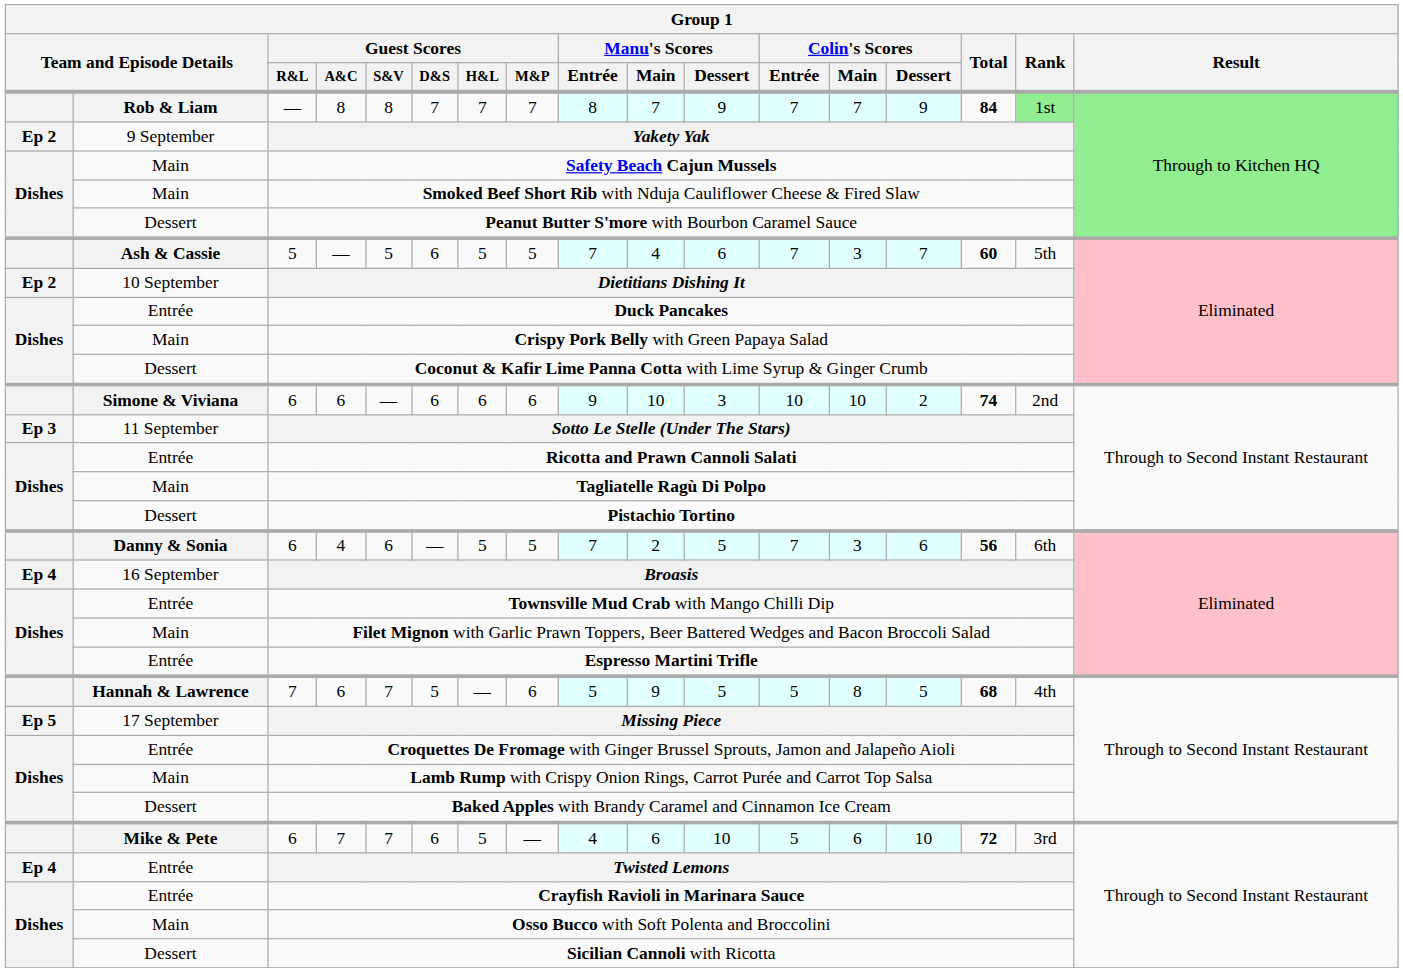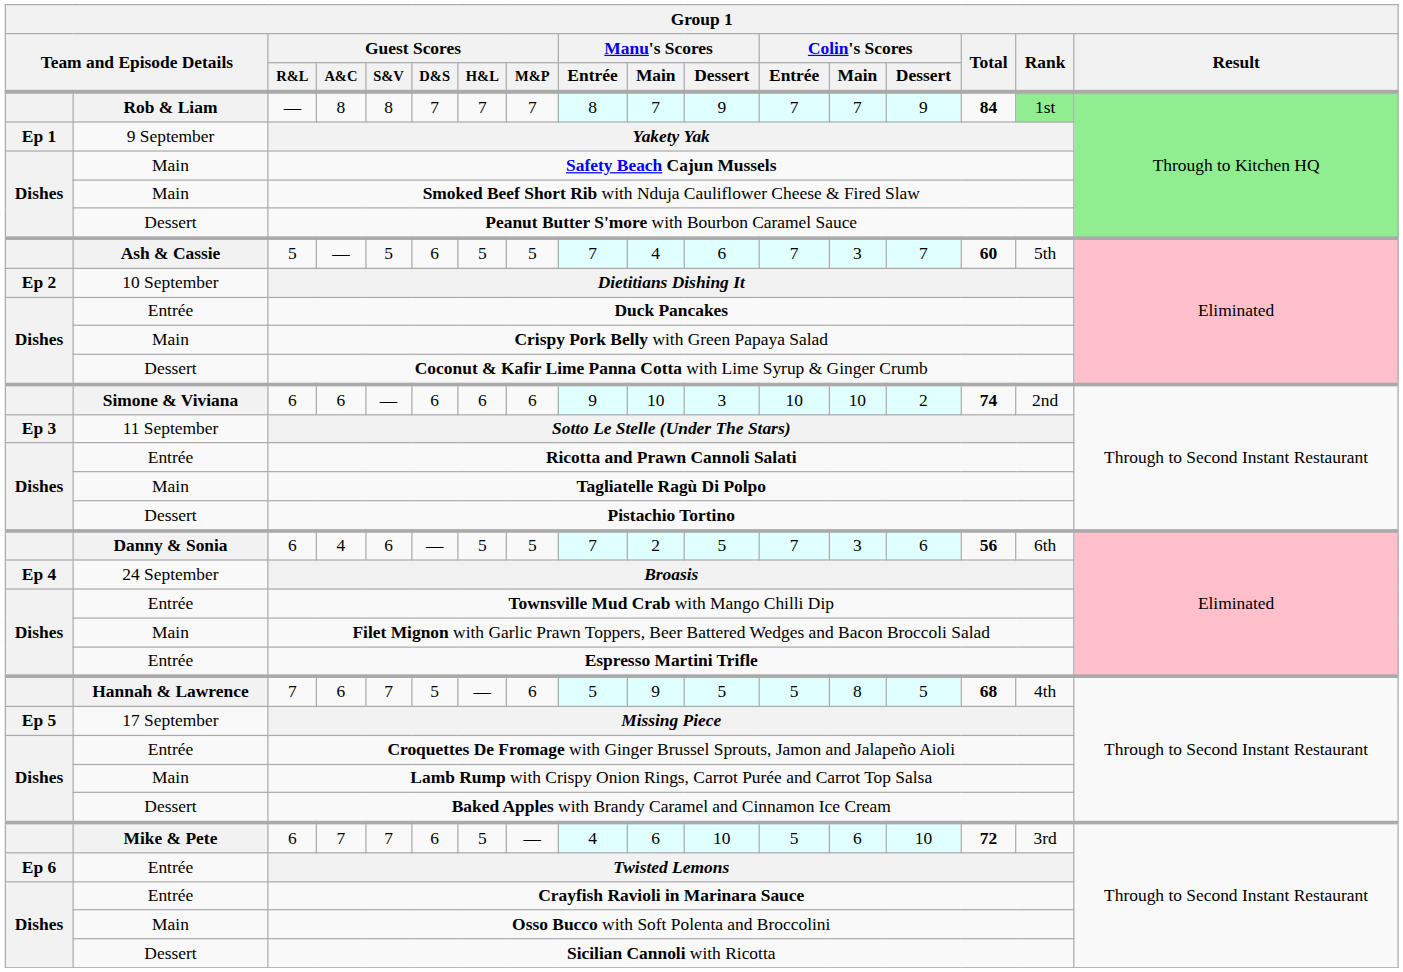(39, 136) Ep 2 -> (39, 136) Ep 1
(170, 574) 16 September -> (170, 574) 24 September
(39, 867) Ep 4 -> (39, 867) Ep 6
